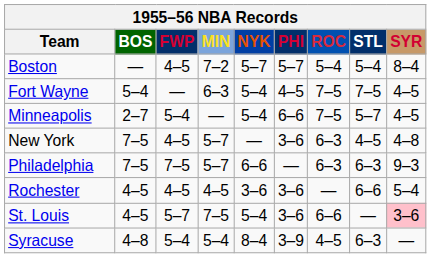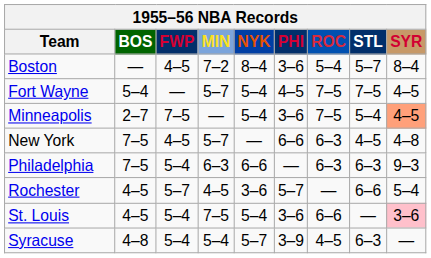(254, 67) 5–7 -> (254, 67) 8–4
(291, 67) 5–7 -> (291, 67) 3–6
(368, 67) 5–4 -> (368, 67) 5–7
(216, 91) 6–3 -> (216, 91) 5–7
(177, 116) 5–4 -> (177, 116) 7–5
(291, 116) 6–6 -> (291, 116) 3–6
(368, 116) 5–7 -> (368, 116) 5–4
(406, 116) no background -> (406, 116) lightsalmon background
(291, 141) 3–6 -> (291, 141) 6–6
(177, 166) 7–5 -> (177, 166) 5–4
(216, 166) 5–7 -> (216, 166) 6–3
(177, 191) 4–5 -> (177, 191) 5–7
(291, 191) 3–6 -> (291, 191) 5–7
(177, 215) 5–7 -> (177, 215) 5–4
(254, 240) 8–4 -> (254, 240) 5–7
